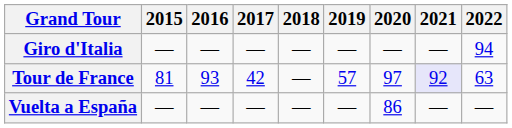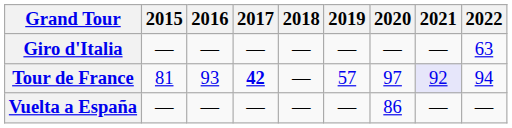(484, 48) 94 -> (484, 48) 63
(256, 78) normal -> (256, 78) bold
(484, 78) 63 -> (484, 78) 94
